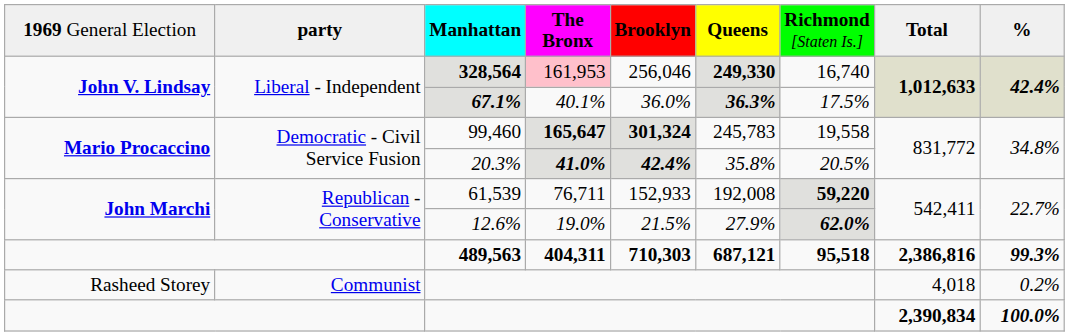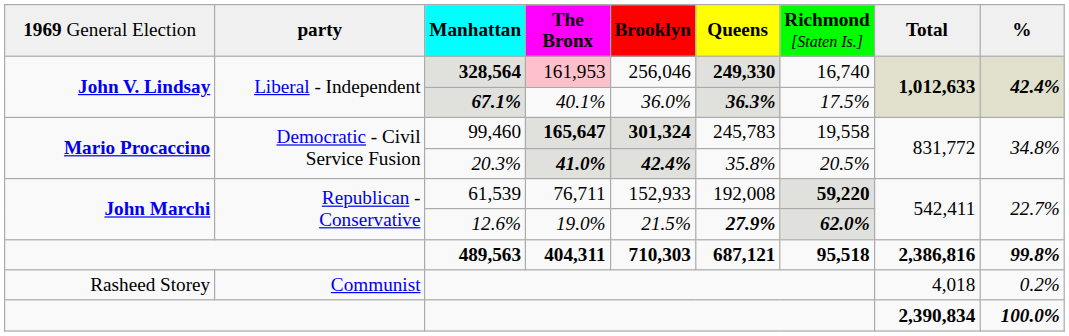(751, 224) normal -> (751, 224) bold
(1035, 254) 99.3% -> (1035, 254) 99.8%
